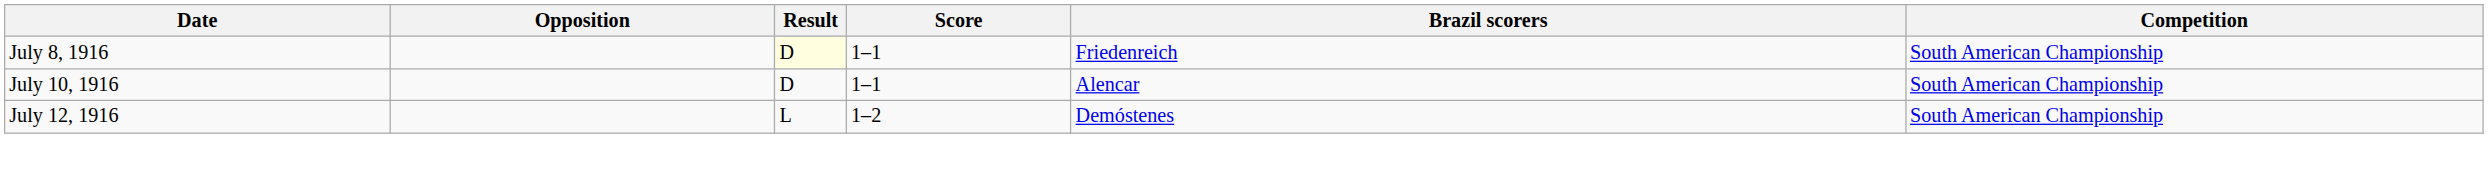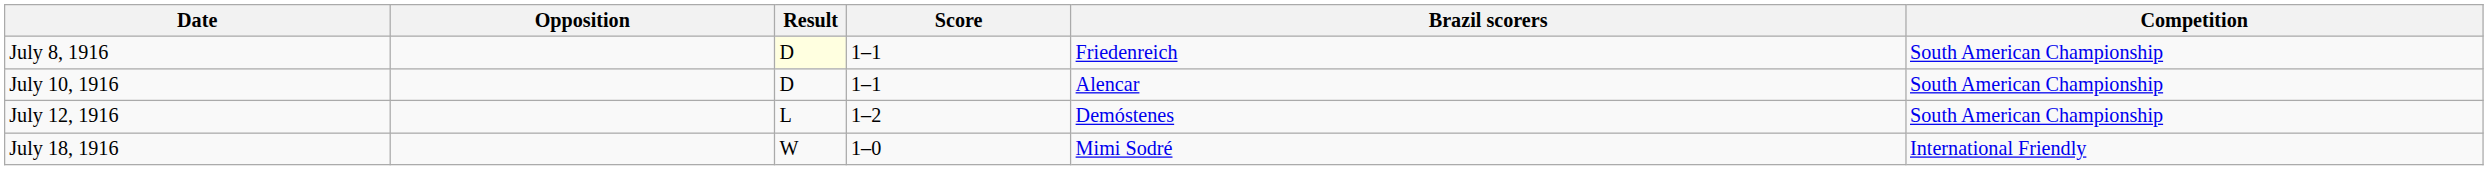+ row: (64, 148)
